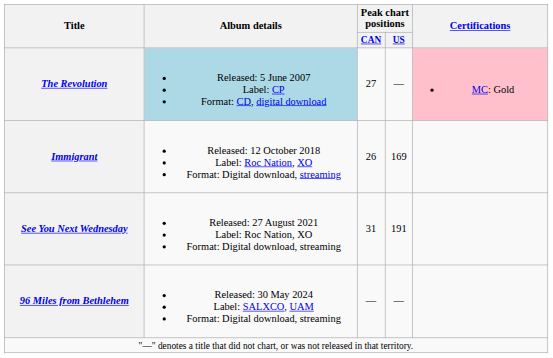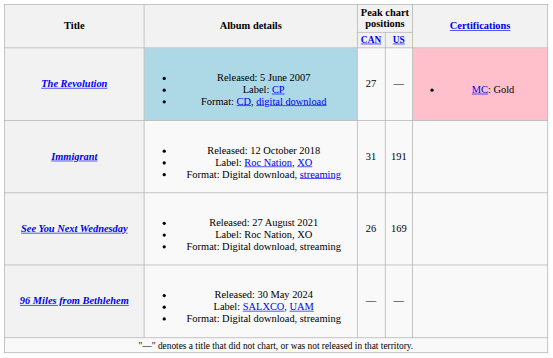(371, 156) 26 -> (371, 156) 31
(399, 156) 169 -> (399, 156) 191
(371, 229) 31 -> (371, 229) 26
(399, 229) 191 -> (399, 229) 169
